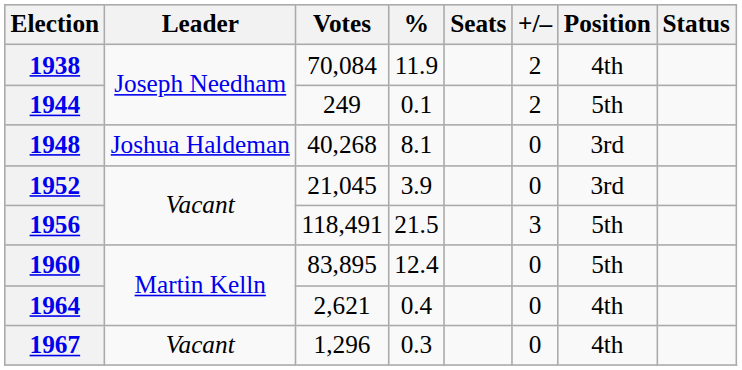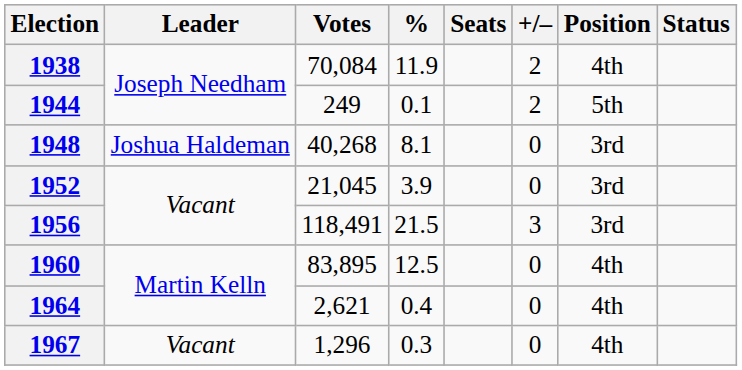(607, 225) 5th -> (607, 225) 3rd
(416, 265) 12.4 -> (416, 265) 12.5
(607, 265) 5th -> (607, 265) 4th
